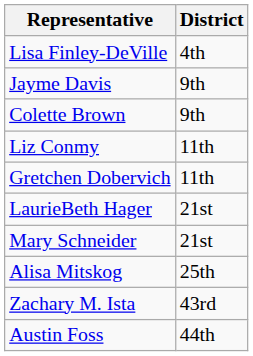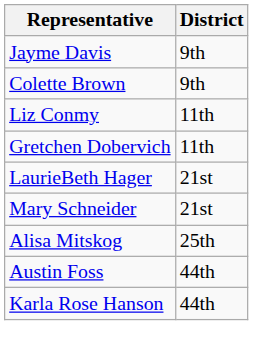- row: (88, 51)
- row: (72, 303)
+ row: (86, 303)
